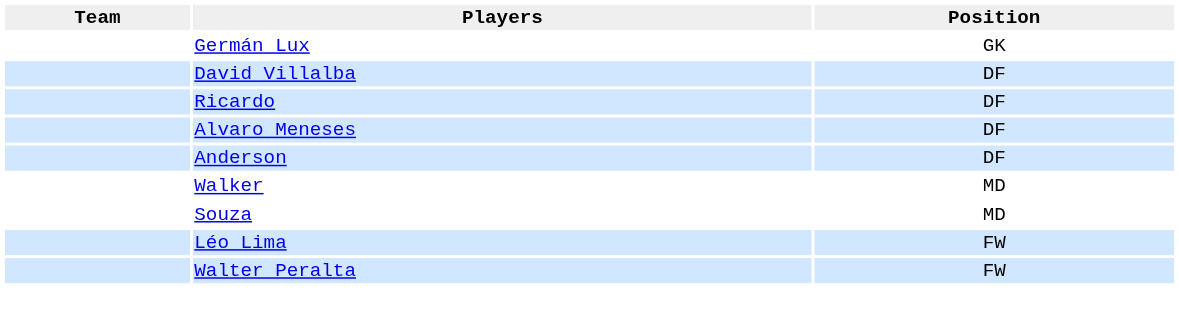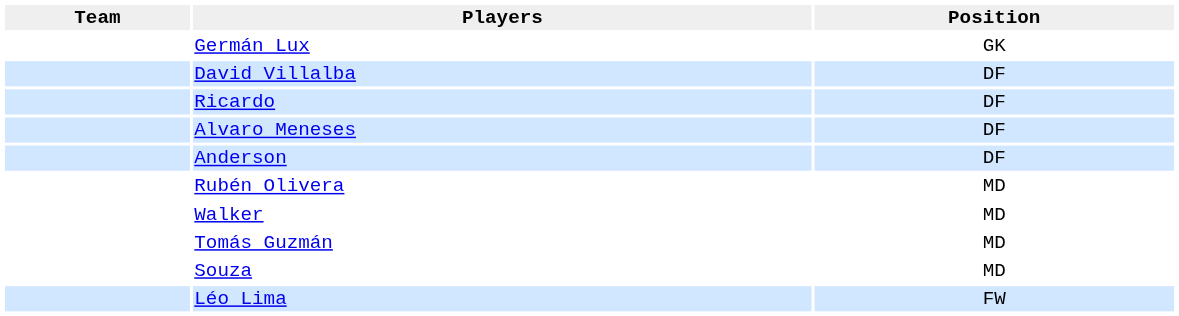+ row: (269, 186)
+ row: (264, 242)
- row: (275, 271)
